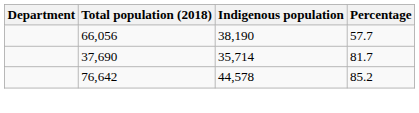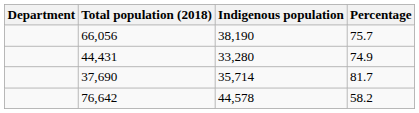(361, 35) 57.7 -> (361, 35) 75.7
+ row: (99, 56)
(361, 77) 85.2 -> (361, 98) 58.2
